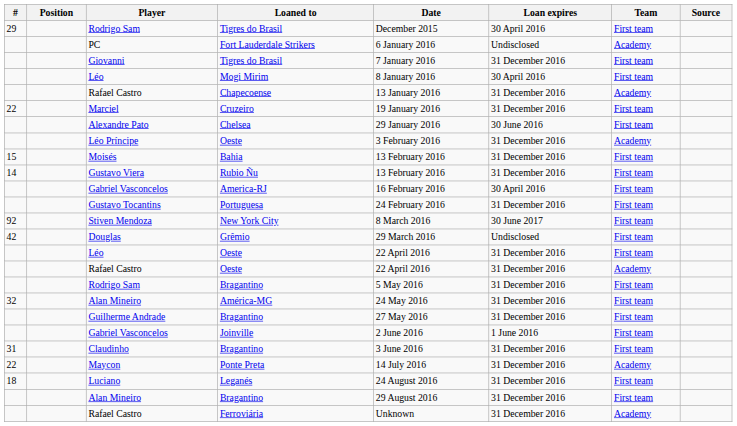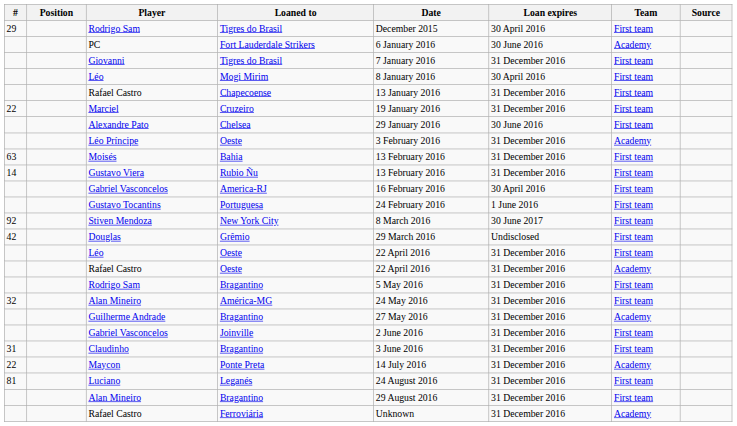(515, 44) Undisclosed -> (517, 44) 30 June 2016
(633, 92) Academy -> (634, 92) First team
(11, 157) 15 -> (11, 157) 63
(528, 205) 31 December 2016 -> (515, 205) 1 June 2016
(634, 317) First team -> (633, 317) Academy
(515, 333) 1 June 2016 -> (528, 333) 31 December 2016
(11, 381) 18 -> (11, 381) 81
